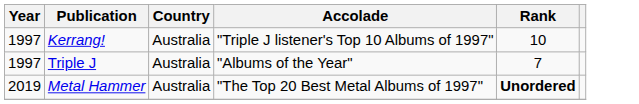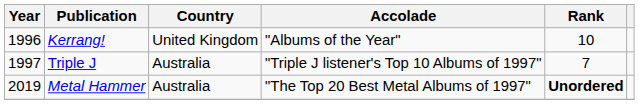(24, 39) 1997 -> (24, 39) 1996
(181, 39) Australia -> (205, 39) United Kingdom
(355, 39) "Triple J listener's Top 10 Albums of 1997" -> (333, 39) "Albums of the Year"
(285, 63) "Albums of the Year" -> (403, 63) "Triple J listener's Top 10 Albums of 1997"
